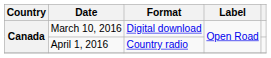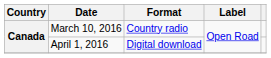(164, 28) Digital download -> (157, 28) Country radio
(157, 45) Country radio -> (164, 45) Digital download
